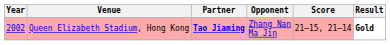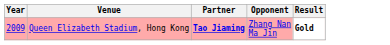- column: (323, 11)
(16, 28) 2002 -> (16, 28) 2009
